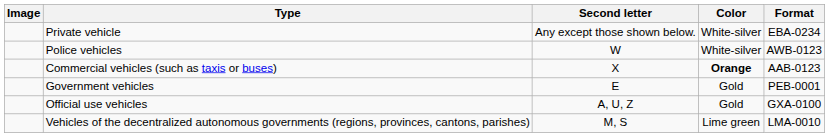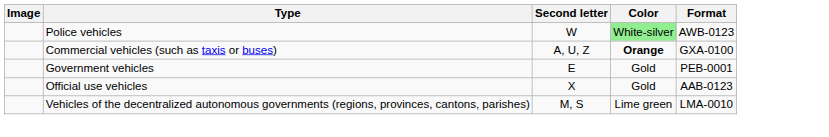- row: (83, 31)
(731, 50) no background -> (643, 31) lightgreen background
(615, 68) X -> (572, 50) A, U, Z
(794, 68) AAB-0123 -> (706, 50) GXA-0100
(615, 104) A, U, Z -> (572, 86) X
(794, 104) GXA-0100 -> (706, 86) AAB-0123
